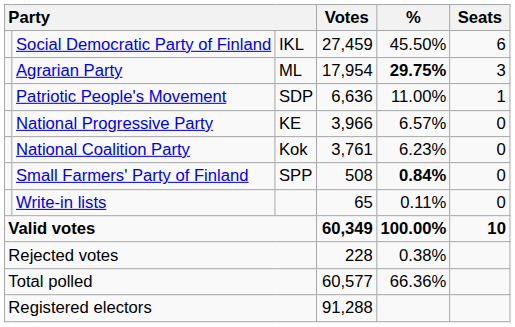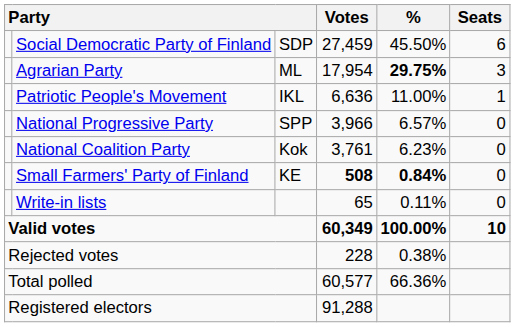(291, 44) IKL -> (296, 44) SDP
(296, 96) SDP -> (291, 96) IKL
(290, 123) KE -> (296, 123) SPP
(296, 176) SPP -> (290, 176) KE
(359, 176) normal -> (359, 176) bold
